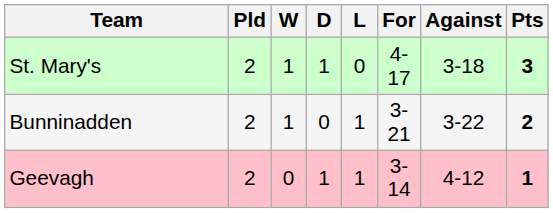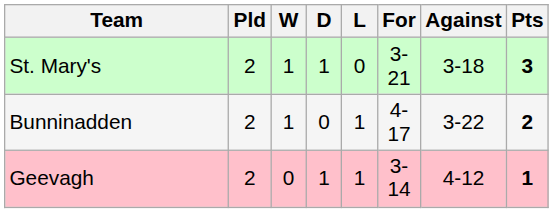(399, 65) 4-17 -> (399, 65) 3-21
(399, 122) 3-21 -> (399, 122) 4-17
